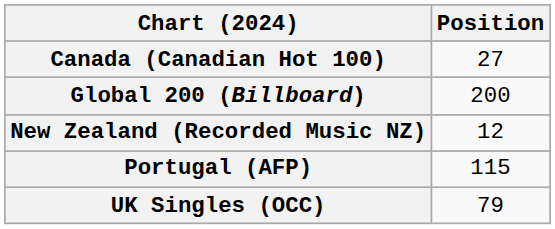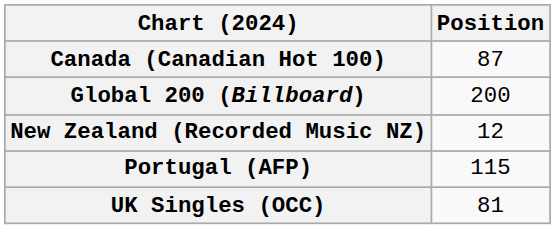(490, 60) 27 -> (490, 60) 87
(490, 205) 79 -> (490, 205) 81
